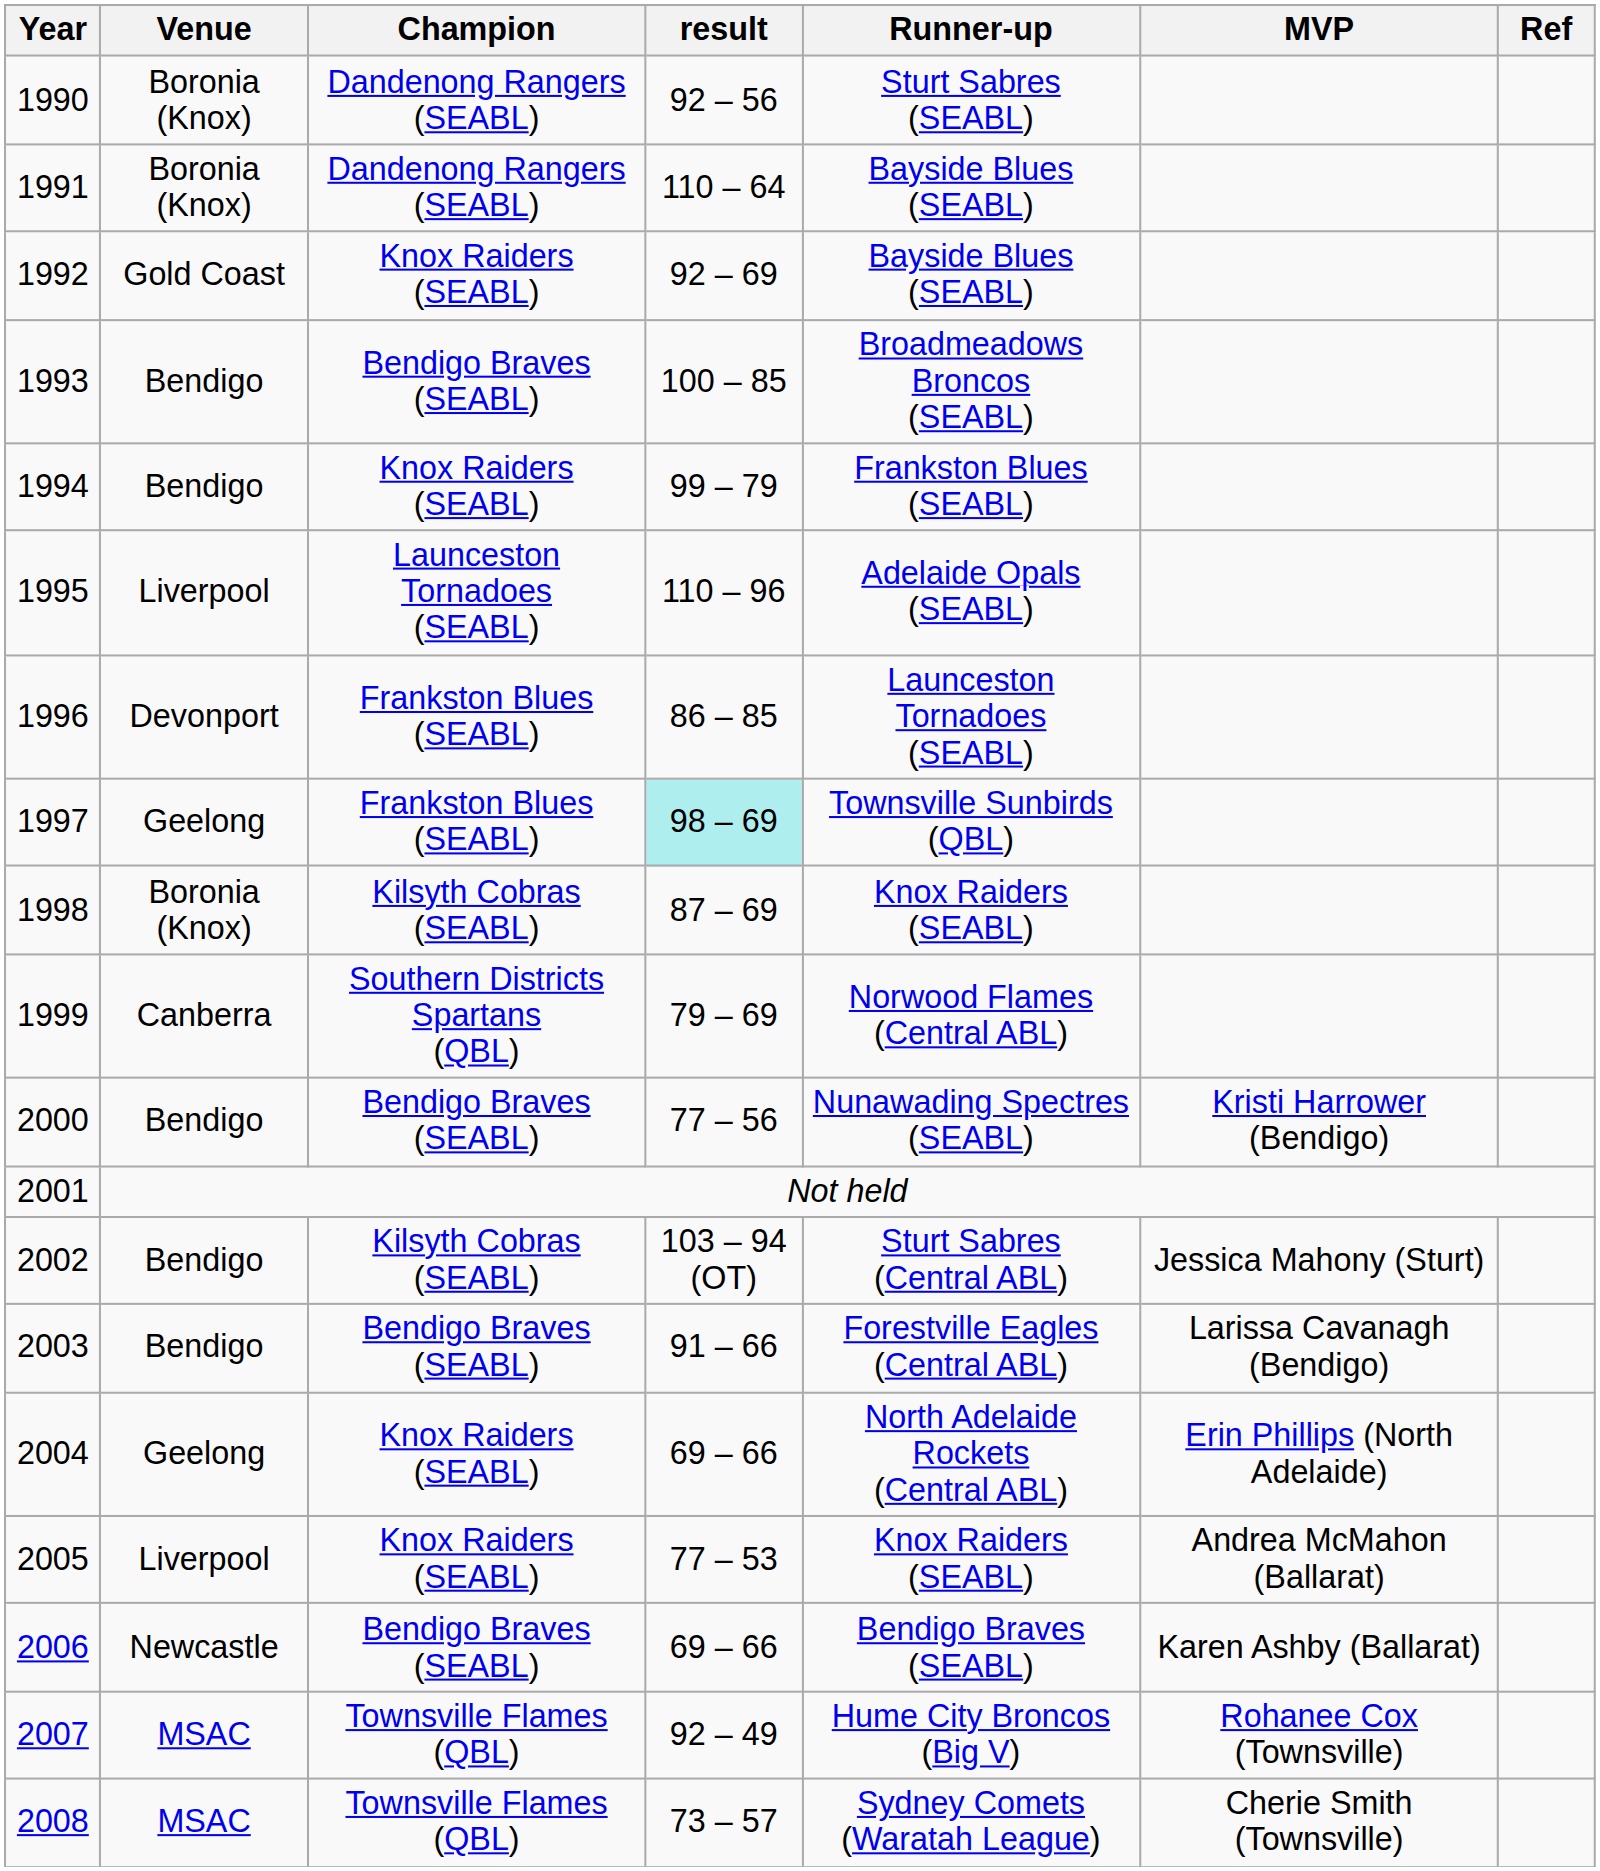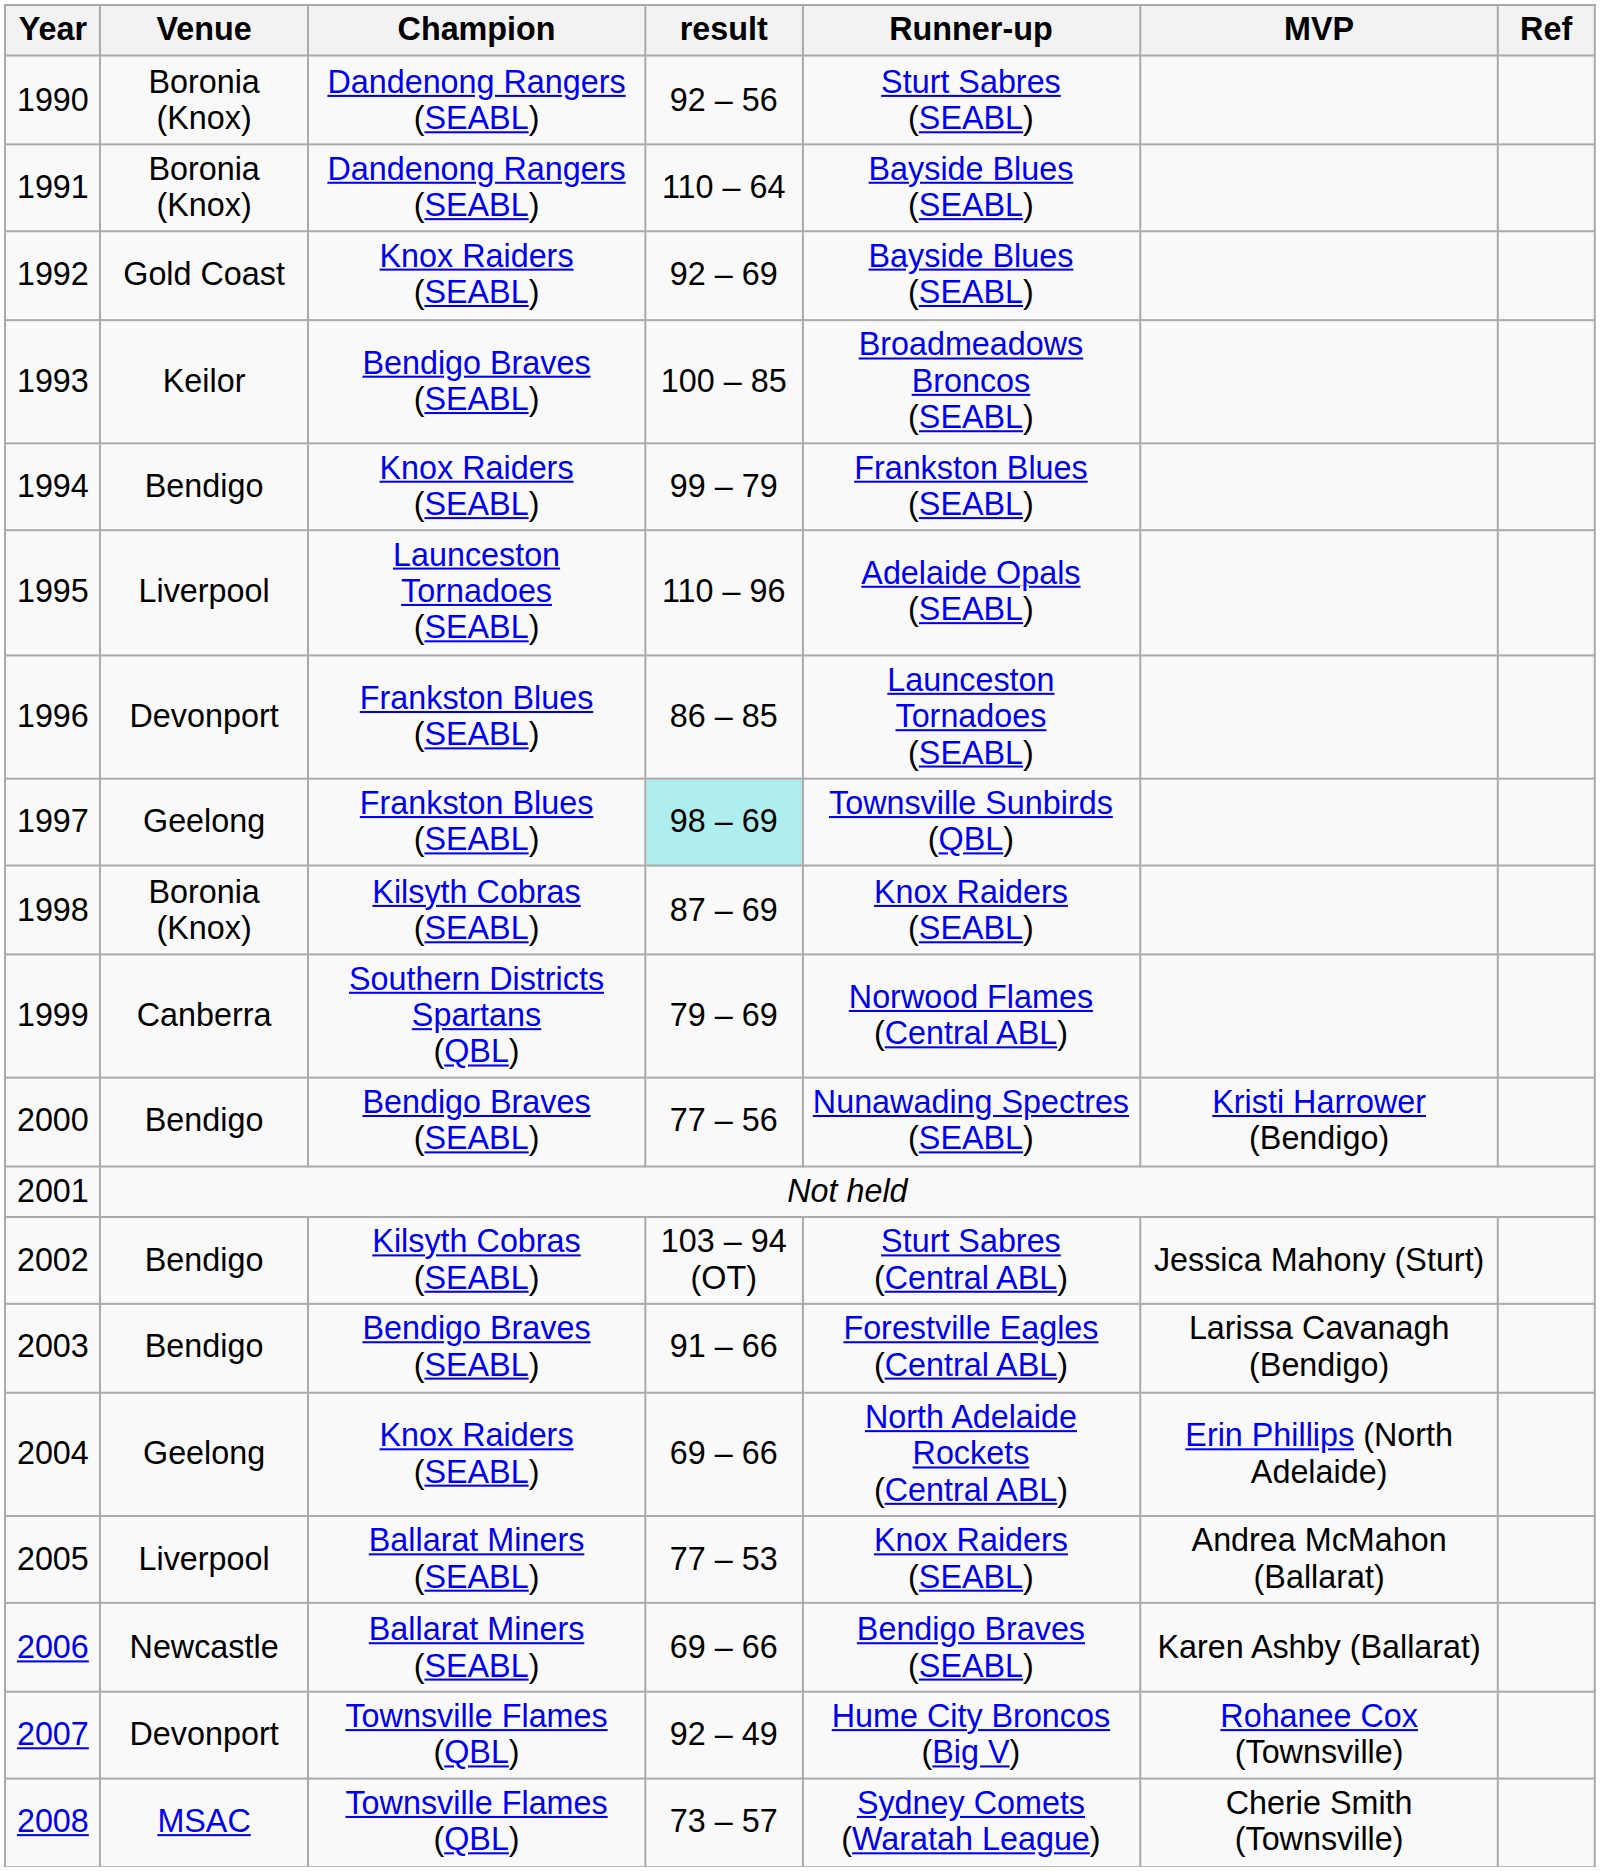(204, 380) Bendigo -> (204, 380) Keilor
(477, 1559) Knox Raiders (SEABL) -> (477, 1559) Ballarat Miners (SEABL)
(477, 1646) Bendigo Braves (SEABL) -> (477, 1646) Ballarat Miners (SEABL)
(204, 1734) MSAC -> (204, 1734) Devonport
